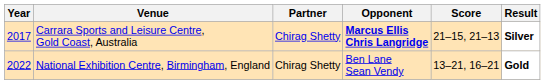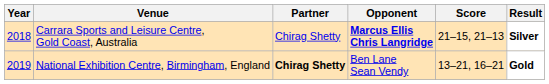(19, 36) 2017 -> (19, 36) 2018
(19, 65) 2022 -> (19, 65) 2019
(308, 65) normal -> (310, 65) bold
